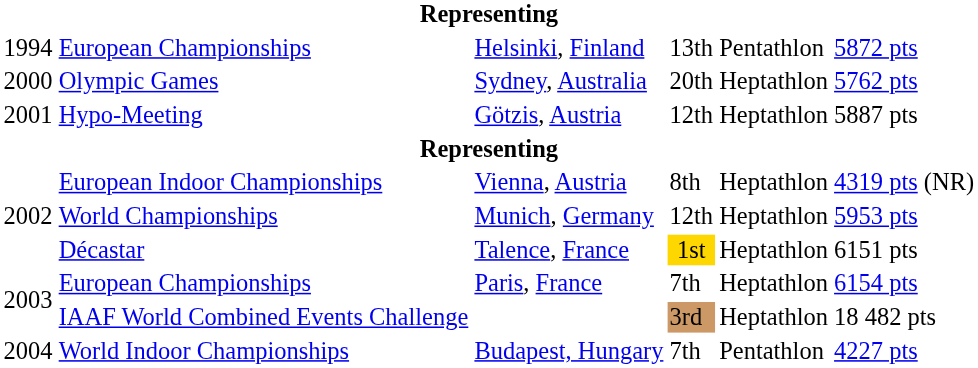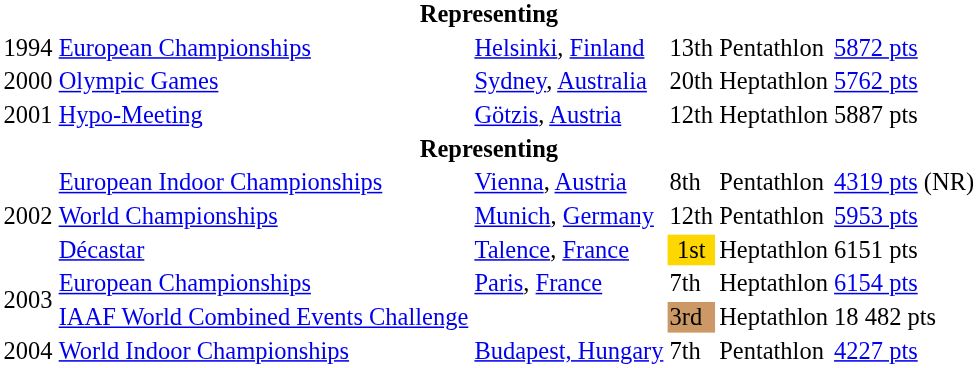(774, 182) Heptathlon -> (772, 182) Pentathlon
(774, 216) Heptathlon -> (772, 216) Pentathlon
